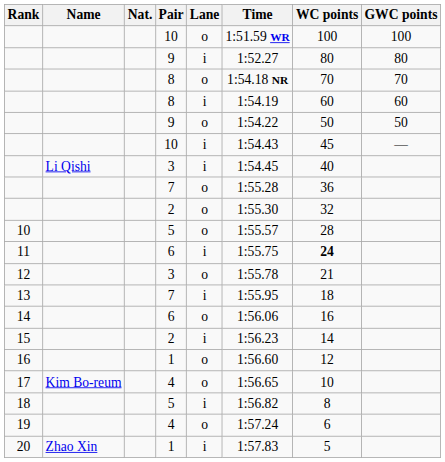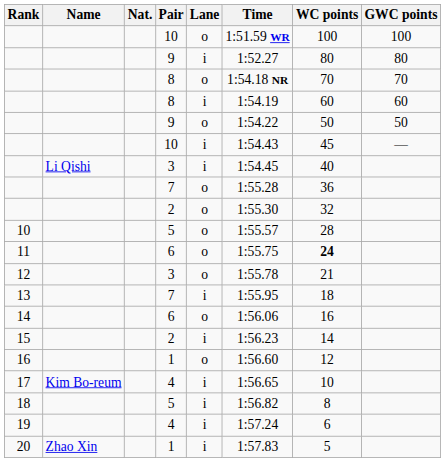(205, 252) i -> (205, 252) o
(205, 381) o -> (205, 381) i
(205, 425) o -> (205, 425) i
